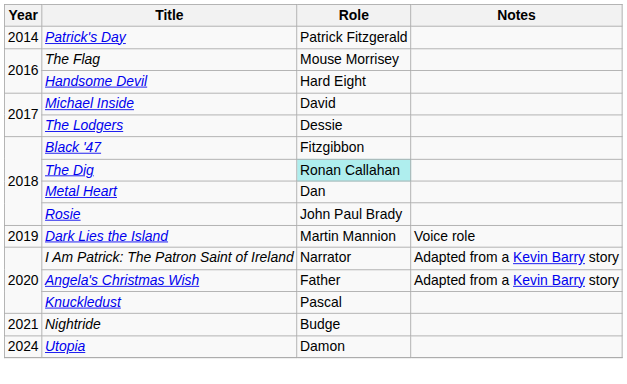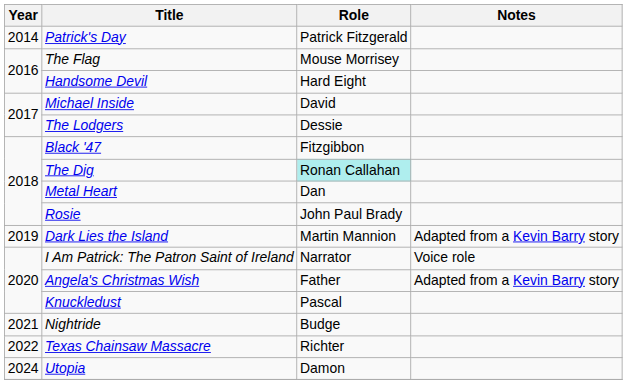(445, 236) Voice role -> (517, 236) Adapted from a Kevin Barry story
(517, 258) Adapted from a Kevin Barry story -> (445, 258) Voice role
+ row: (128, 346)
